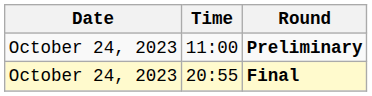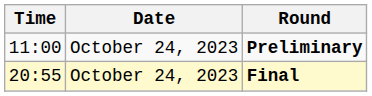columns swapped: (93, 19) <-> (212, 19)
